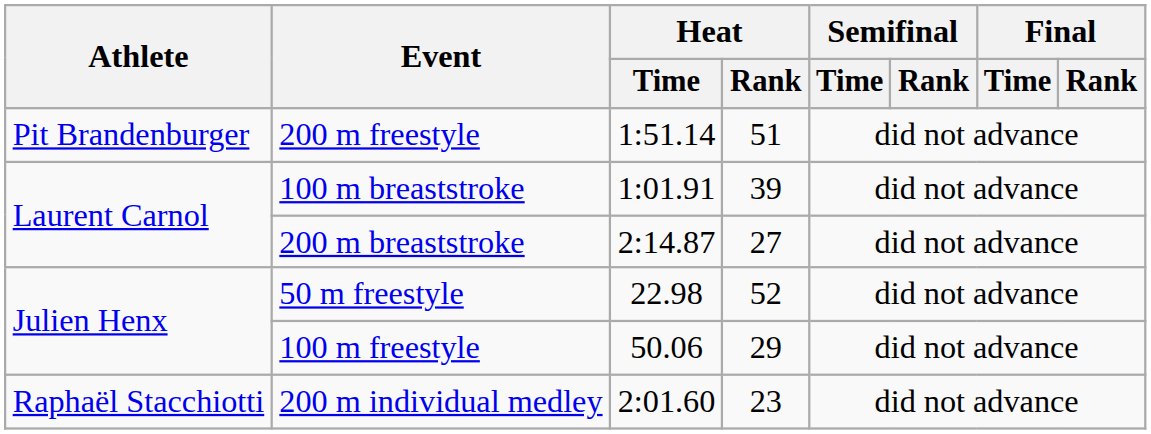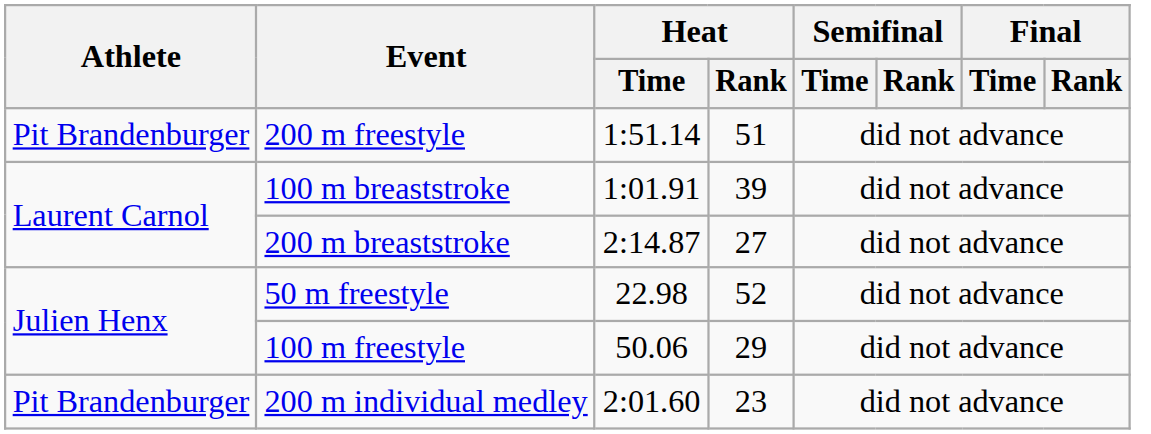(138, 401) Raphaël Stacchiotti -> (131, 401) Pit Brandenburger
